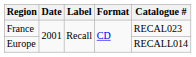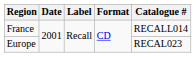(158, 28) RECAL023 -> (161, 28) RECALL014
(161, 44) RECALL014 -> (158, 44) RECAL023
